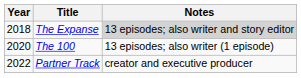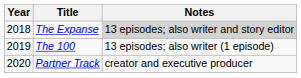(19, 47) 2020 -> (19, 47) 2019
(19, 64) 2022 -> (19, 64) 2020
